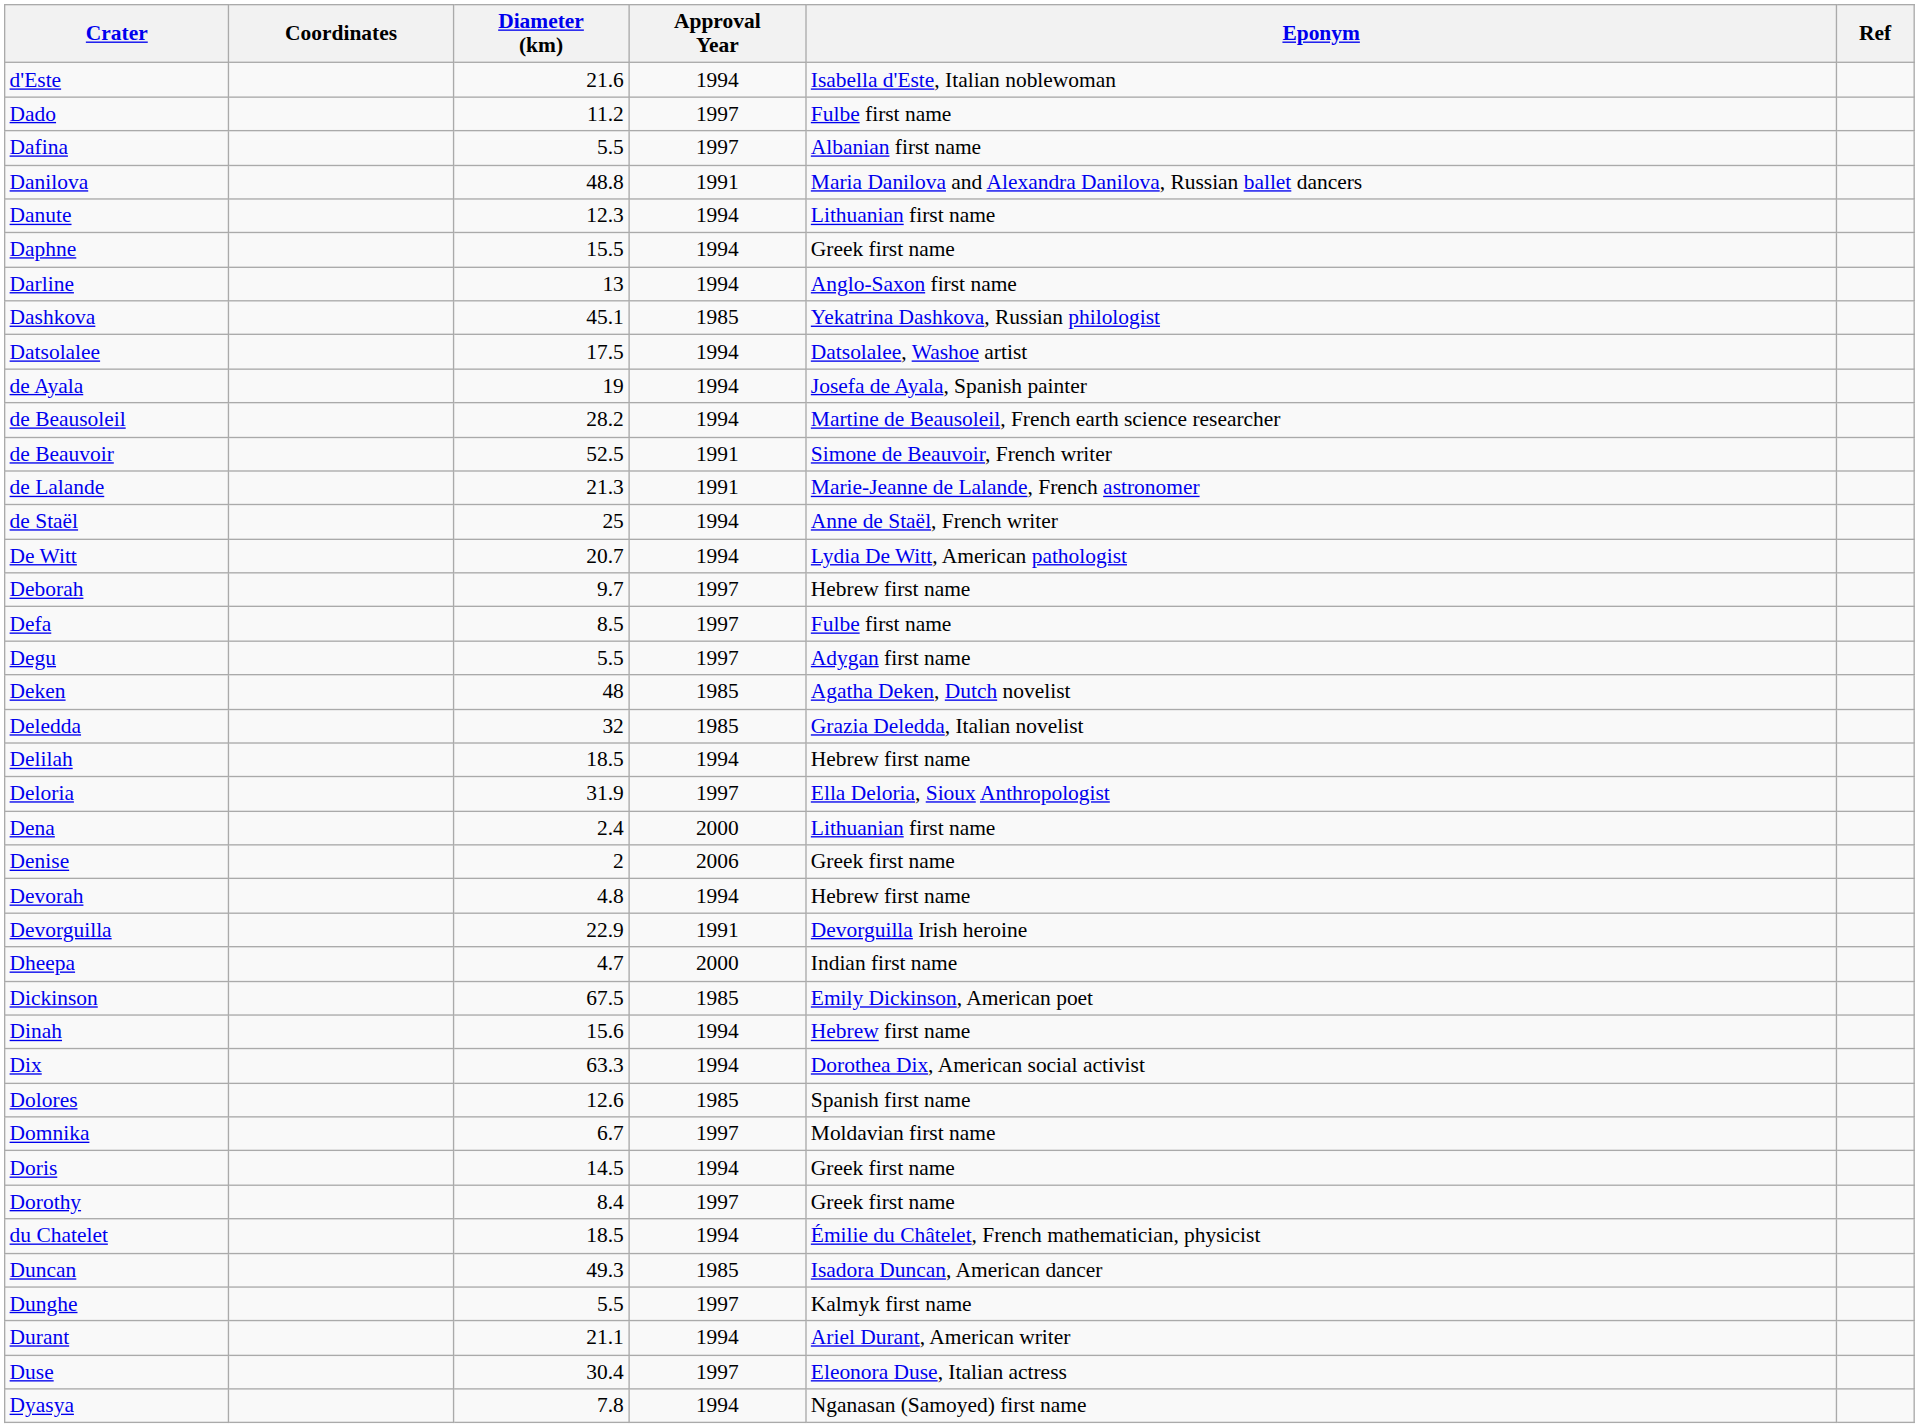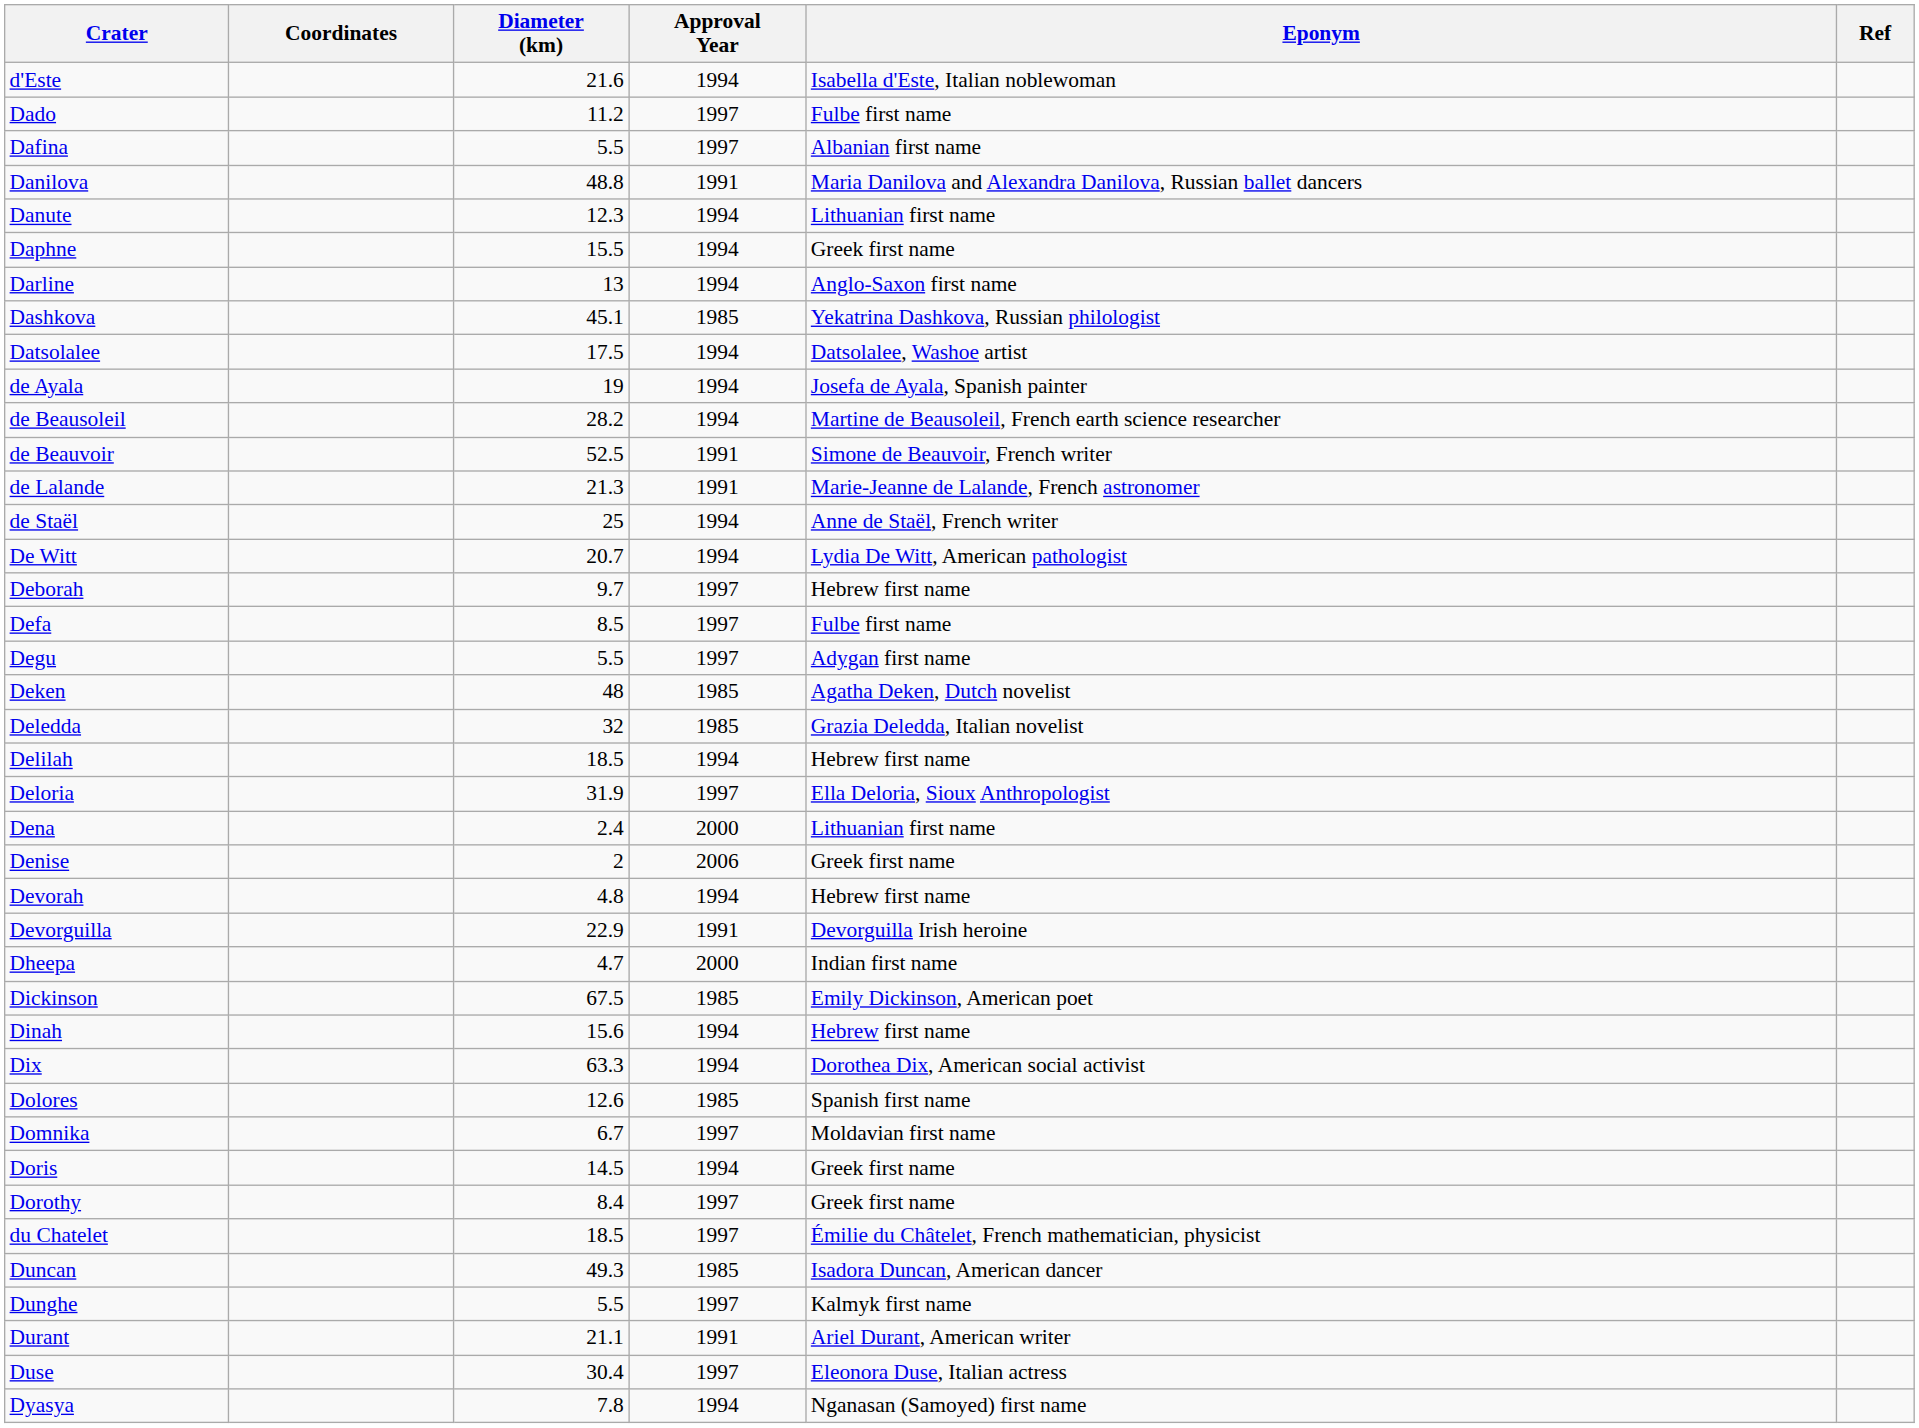(717, 1235) 1994 -> (717, 1235) 1997
(717, 1337) 1994 -> (717, 1337) 1991
